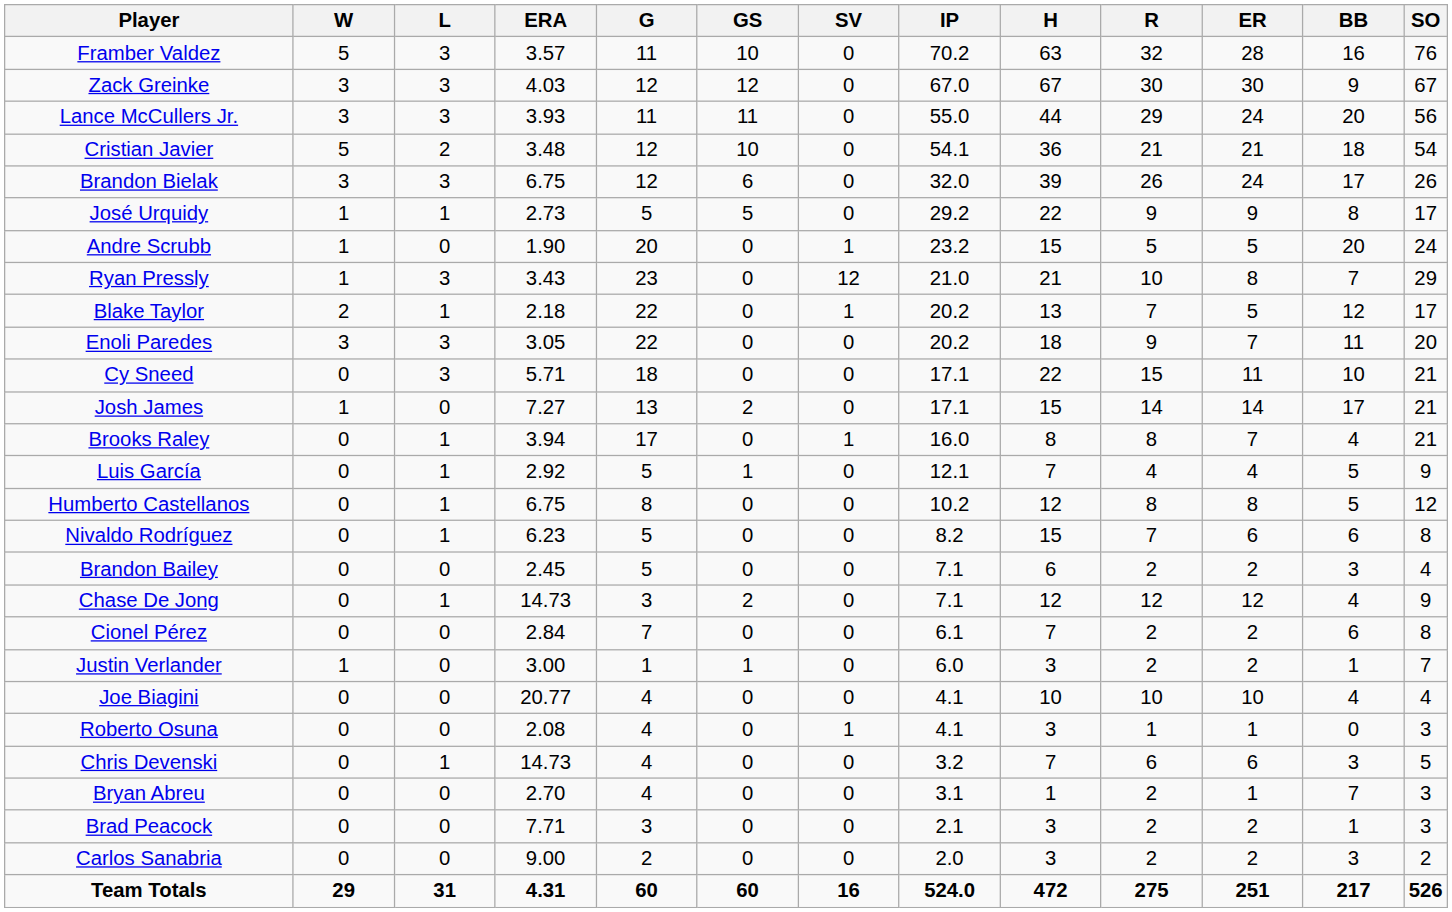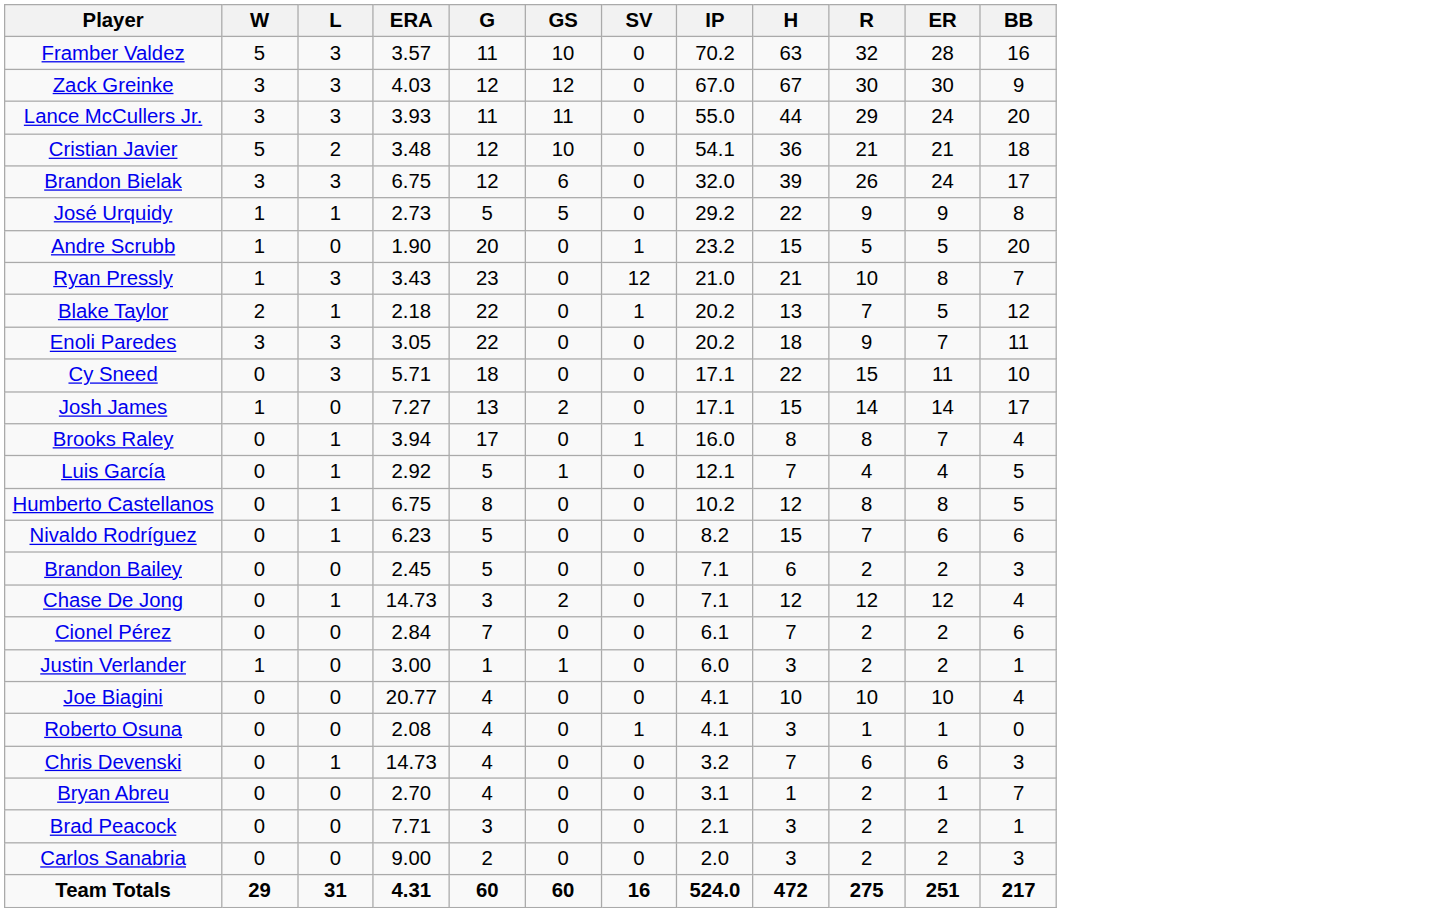- column: (1426, 20)
